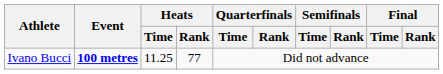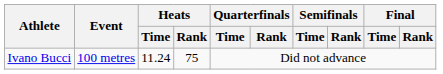(108, 58) bold -> (106, 58) normal
(158, 58) 11.25 -> (156, 58) 11.24
(194, 58) 77 -> (192, 58) 75
